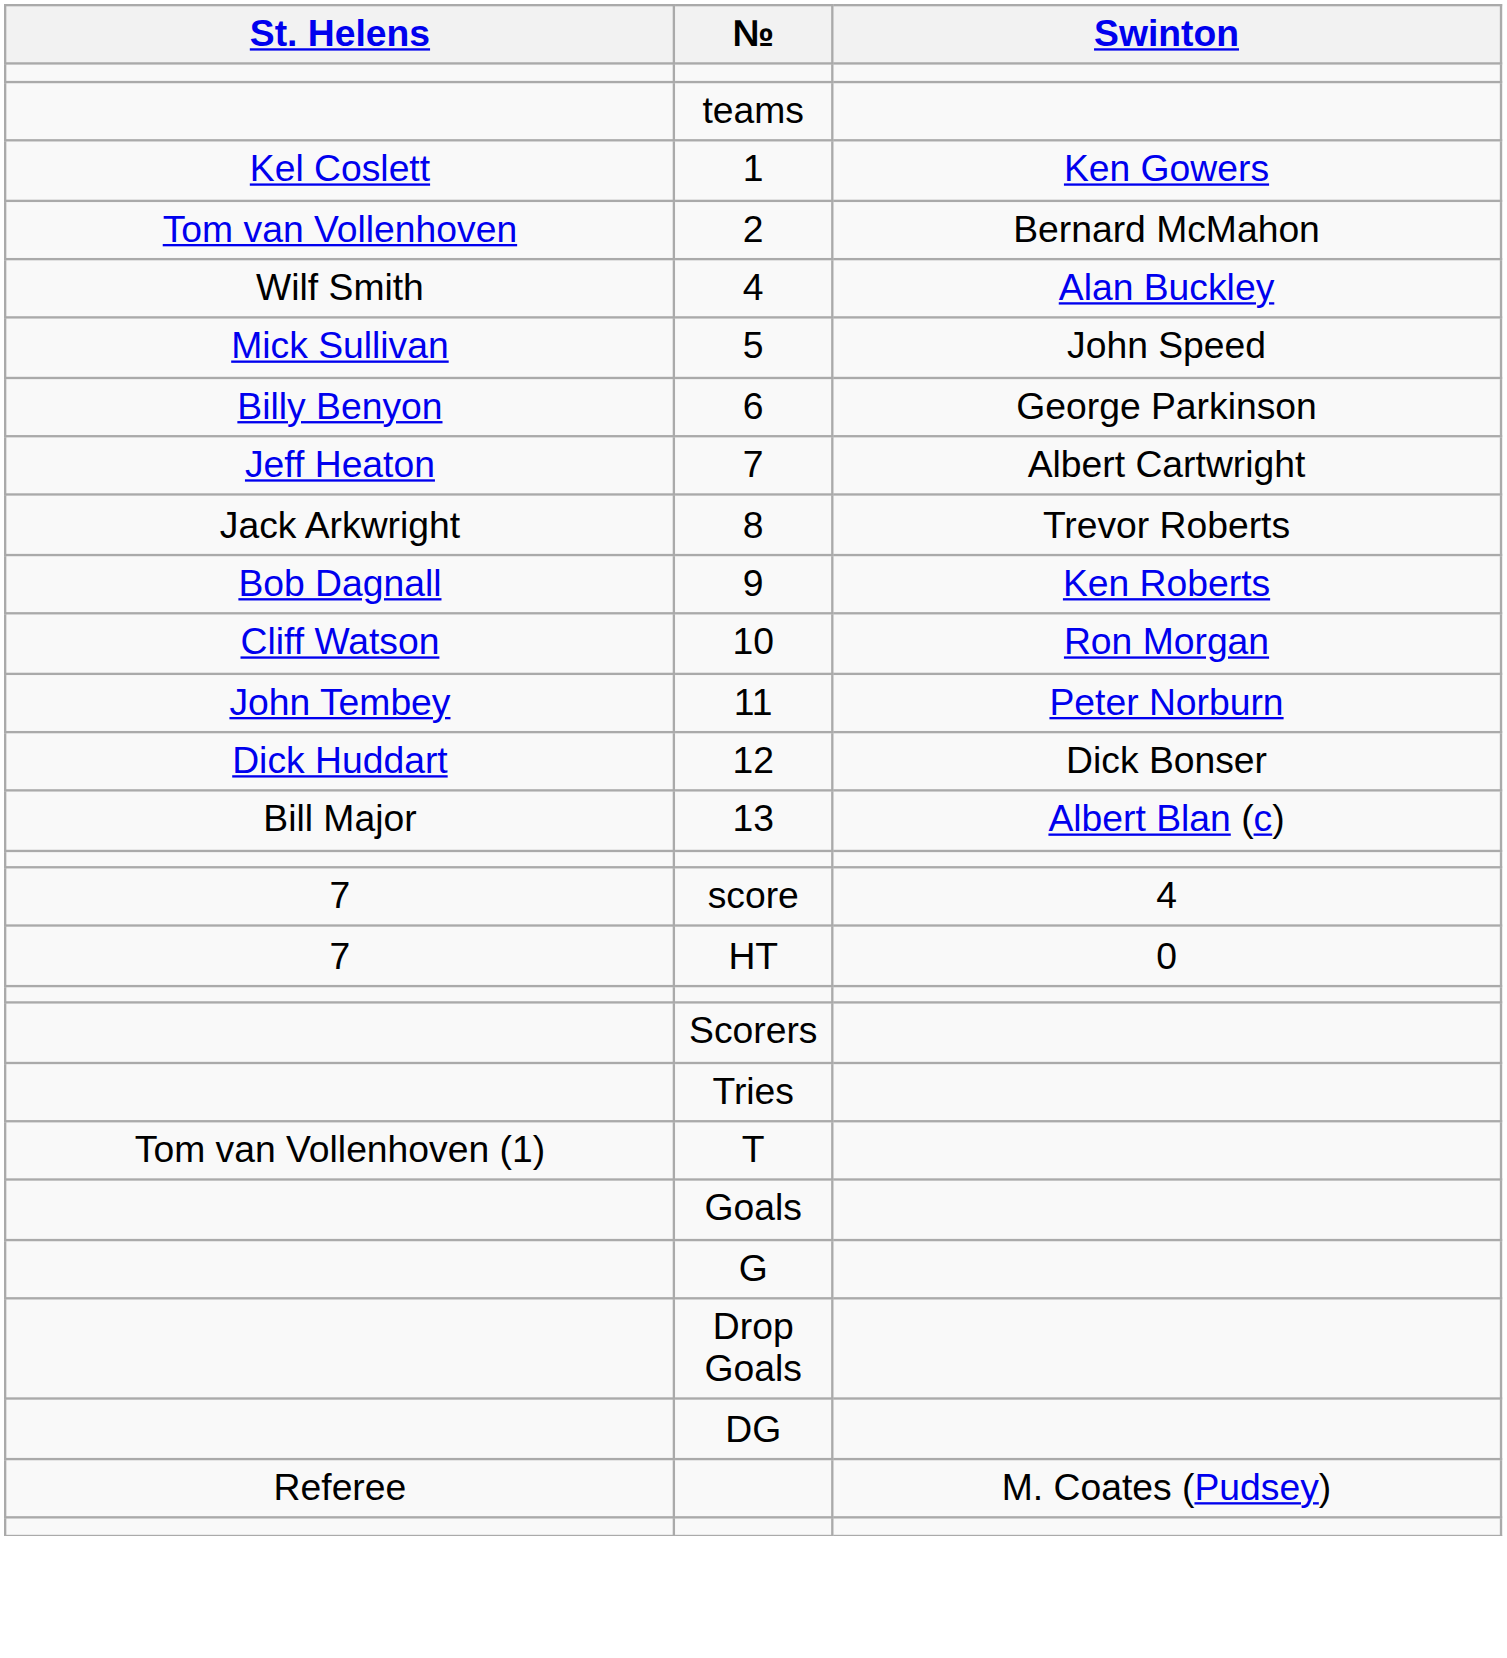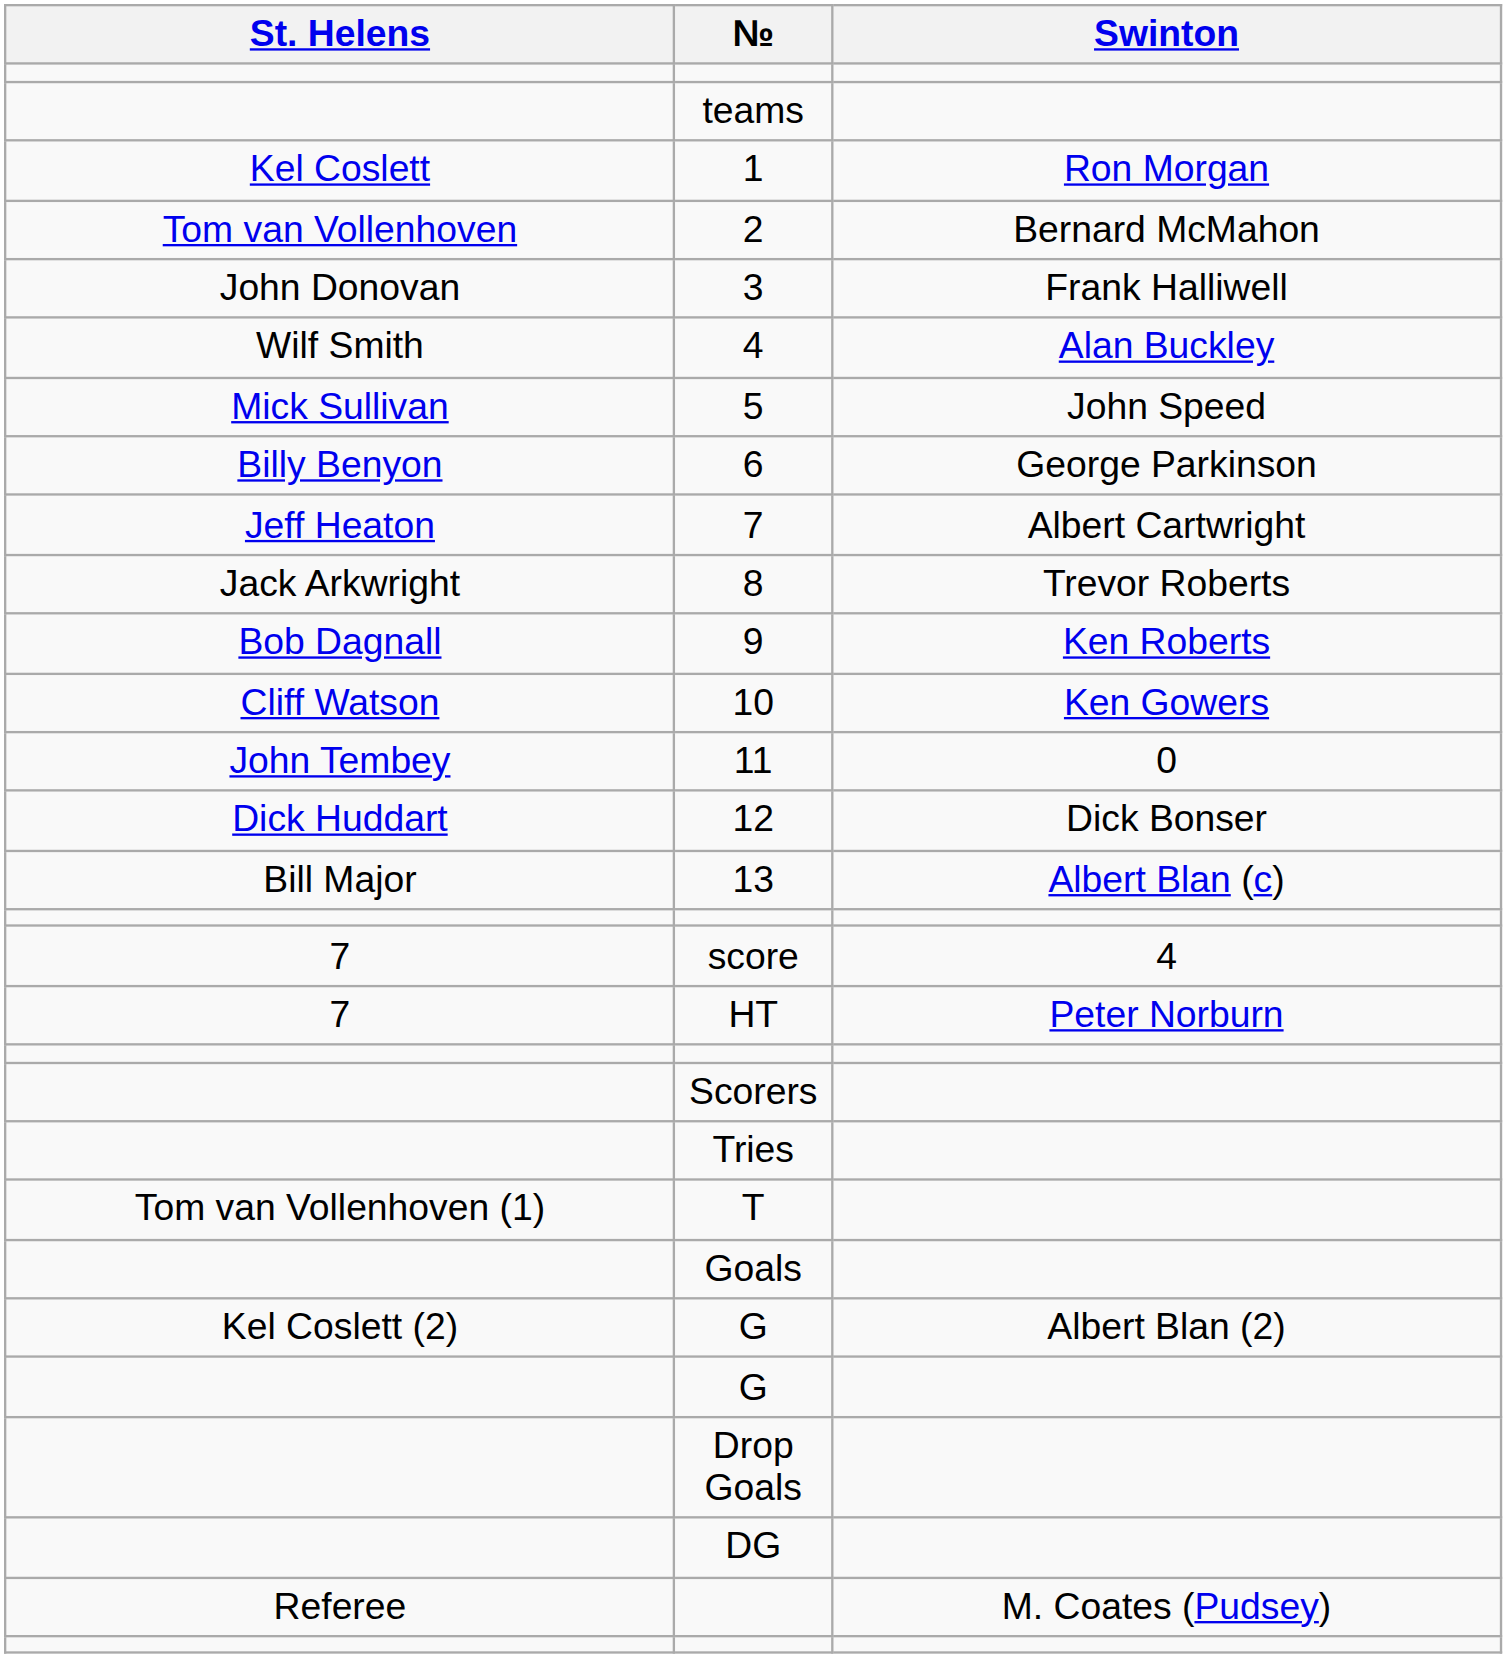(1167, 169) Ken Gowers -> (1167, 169) Ron Morgan
+ row: (340, 287)
(1167, 642) Ron Morgan -> (1167, 701) Ken Gowers
(1167, 701) Peter Norburn -> (1167, 760) 0
(1167, 955) 0 -> (1167, 1014) Peter Norburn
+ row: (340, 1327)
